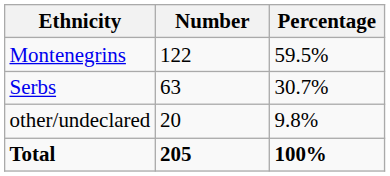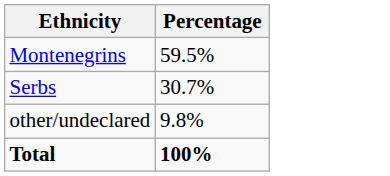- column: (212, 21)
